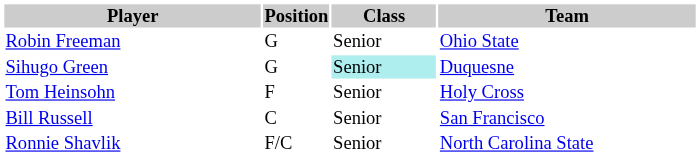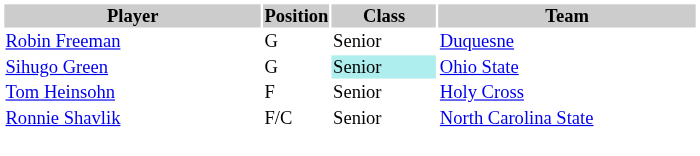(479, 41) Ohio State -> (477, 41) Duquesne
(477, 66) Duquesne -> (479, 66) Ohio State
- row: (49, 117)
